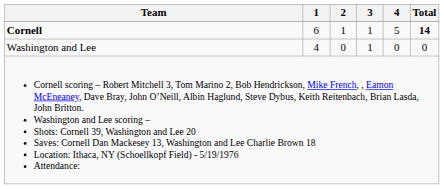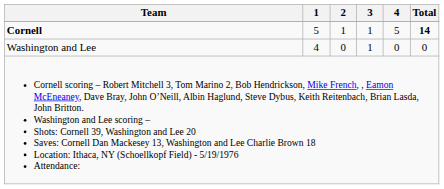(316, 30) 6 -> (316, 30) 5
